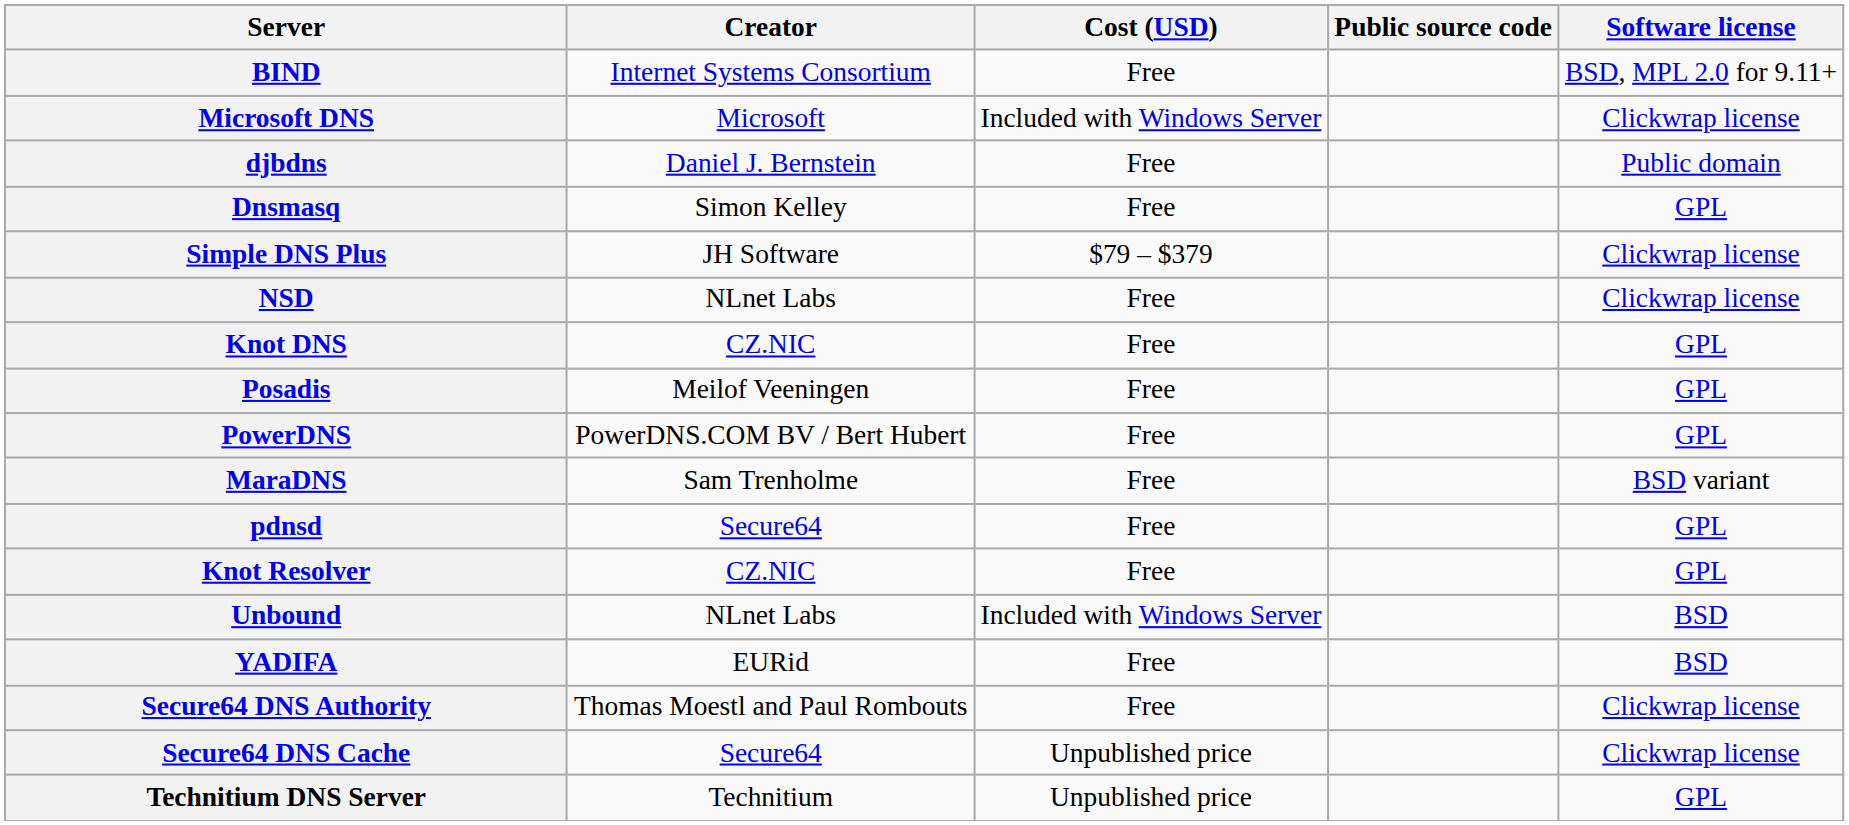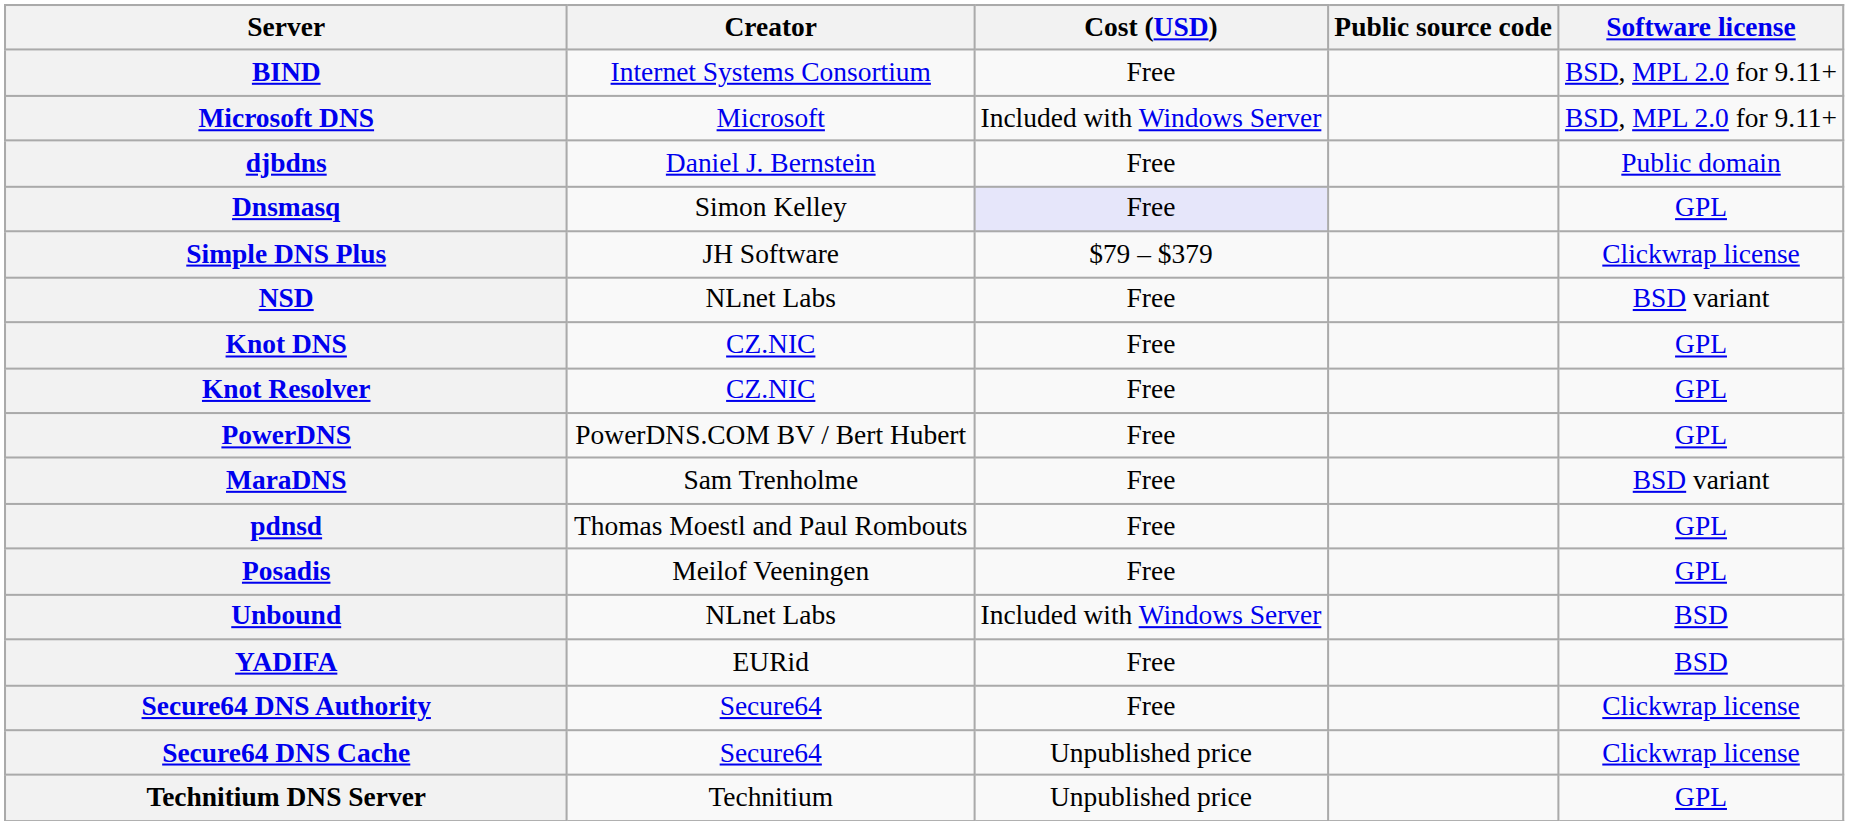(1701, 117) Clickwrap license -> (1701, 117) BSD, MPL 2.0 for 9.11+
(1151, 208) no background -> (1151, 208) lavender background
(1701, 298) Clickwrap license -> (1701, 298) BSD variant
rows swapped: (286, 570) <-> (286, 389)
(771, 525) Secure64 -> (771, 525) Thomas Moestl and Paul Rombouts
(771, 706) Thomas Moestl and Paul Rombouts -> (771, 706) Secure64
